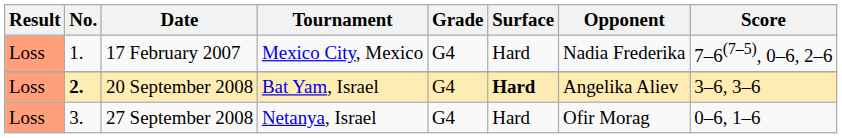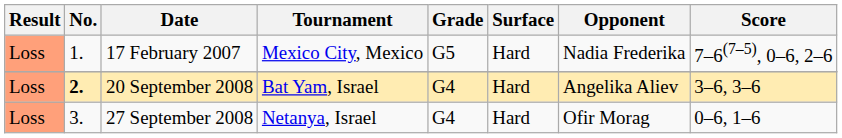(443, 52) G4 -> (443, 52) G5
(514, 85) bold -> (511, 85) normal
